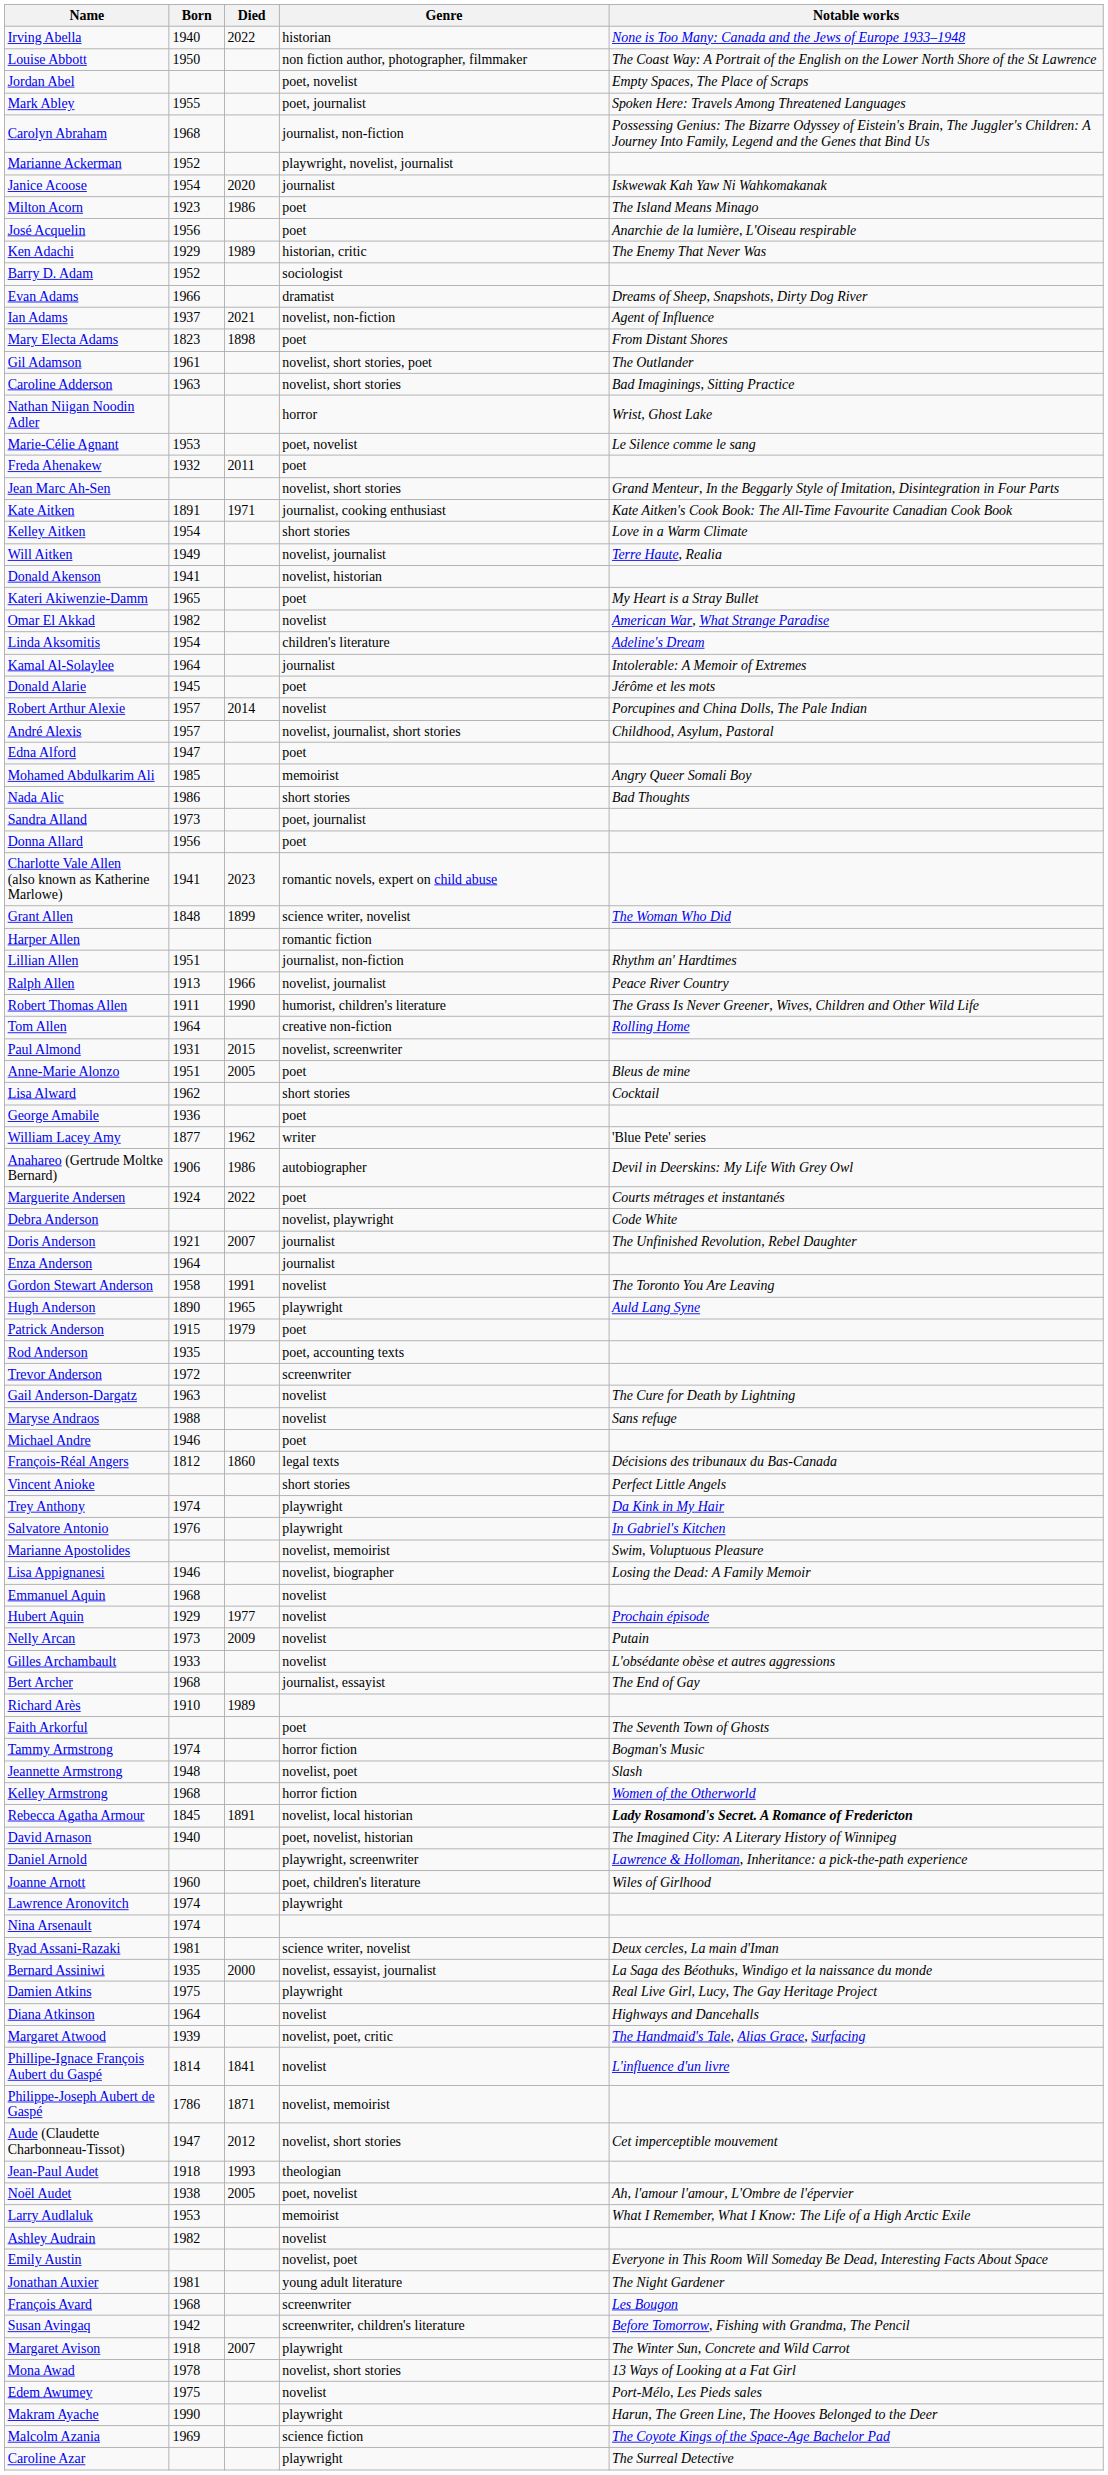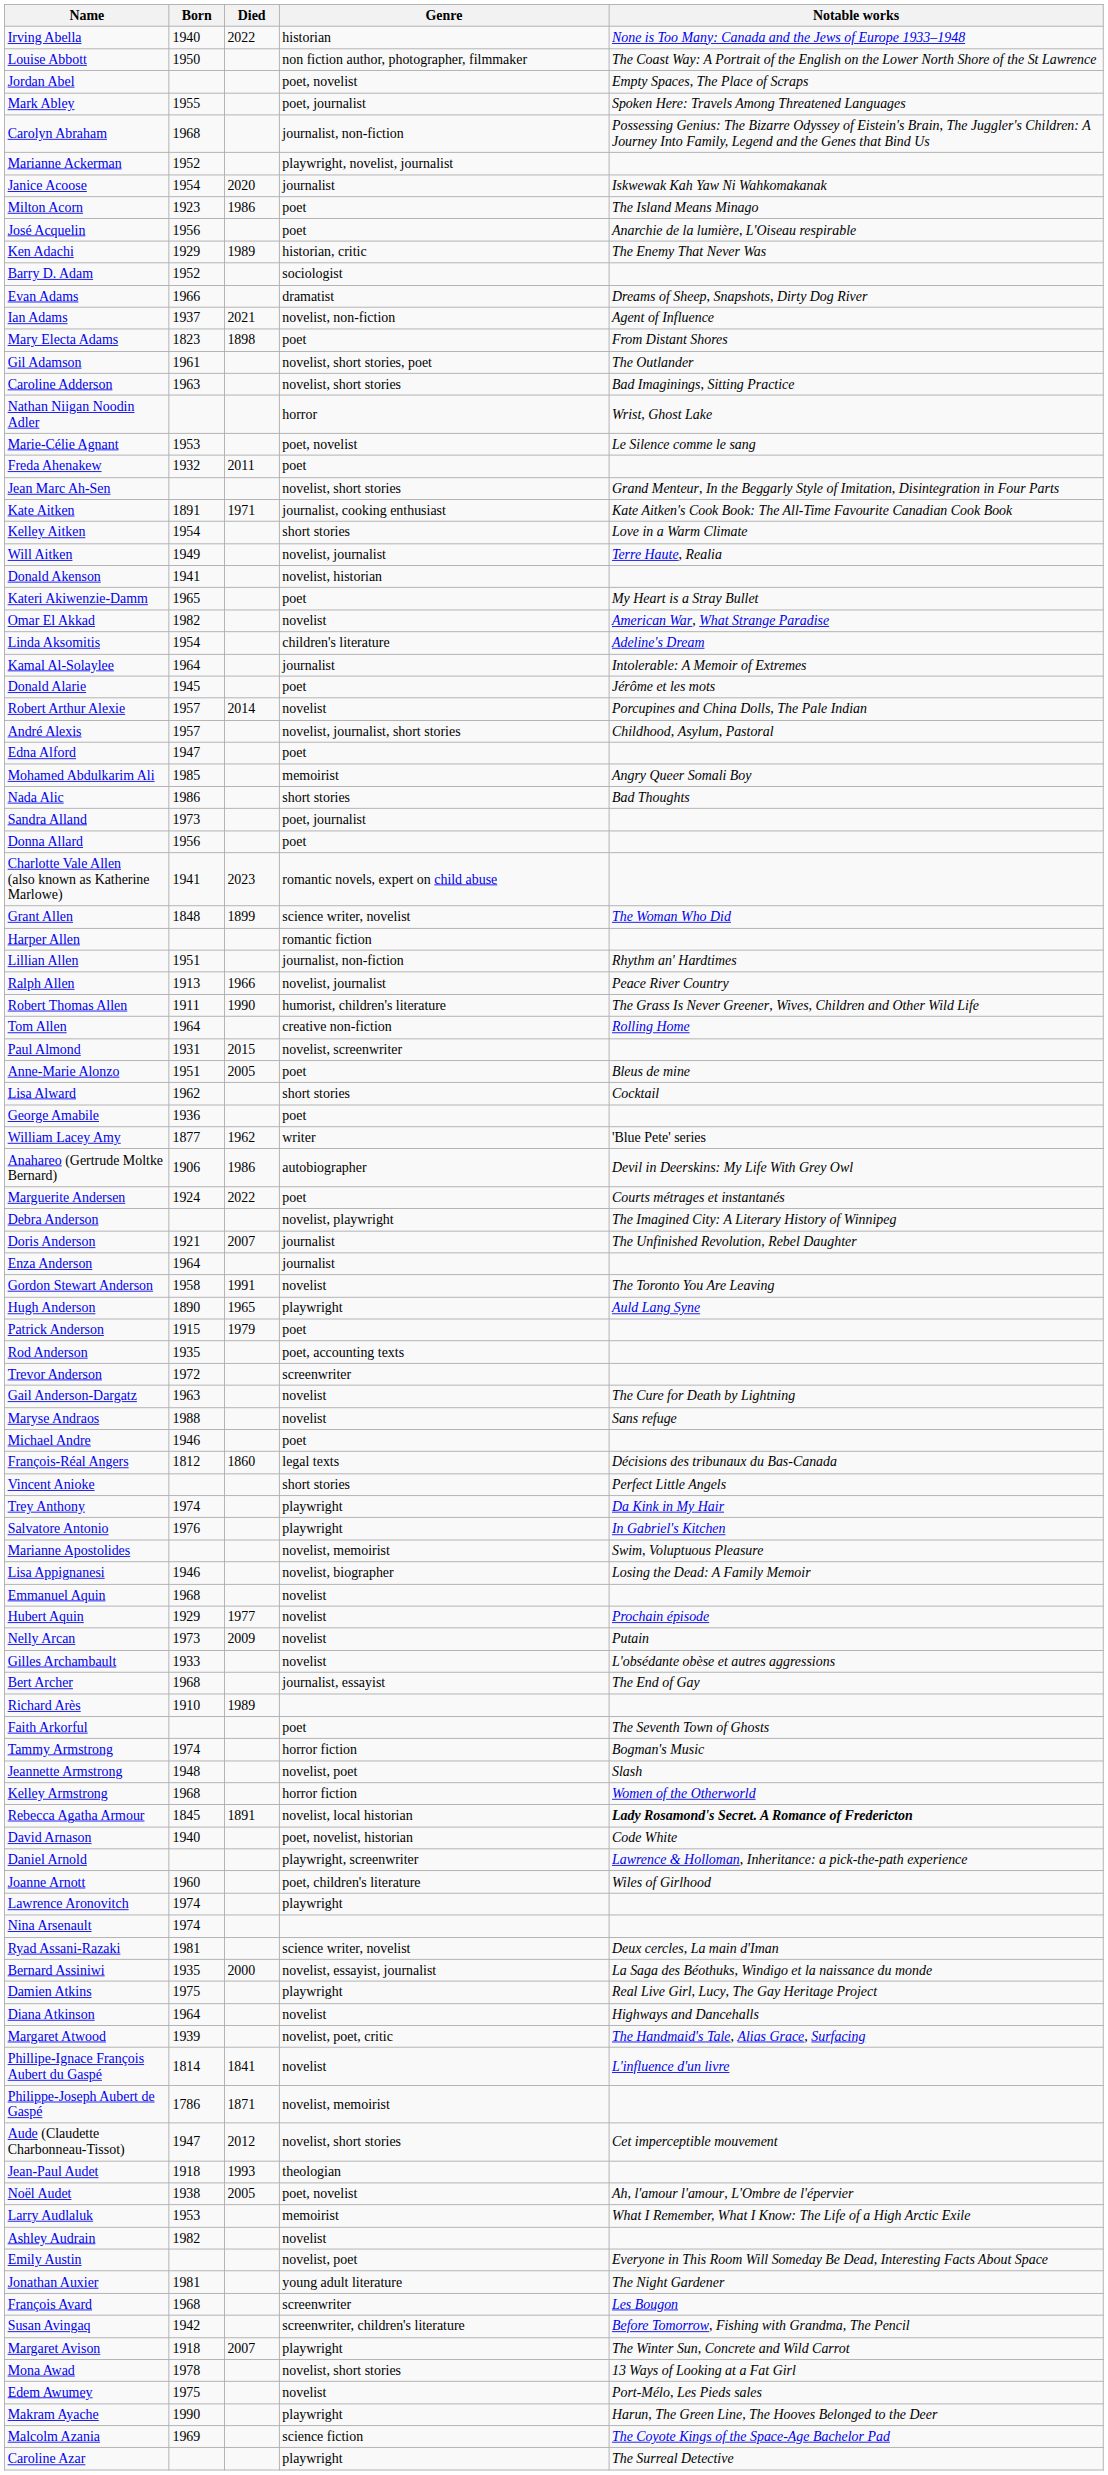(645, 1219) Code White -> (754, 1219) The Imagined City: A Literary History of Winnipeg
(754, 1837) The Imagined City: A Literary History of Winnipeg -> (645, 1837) Code White
